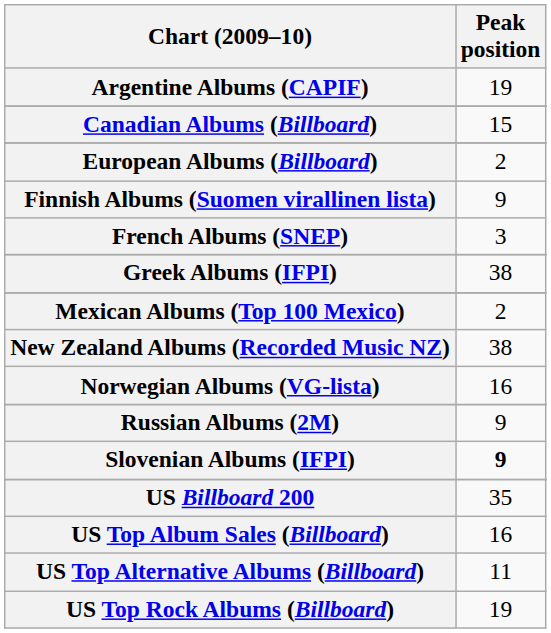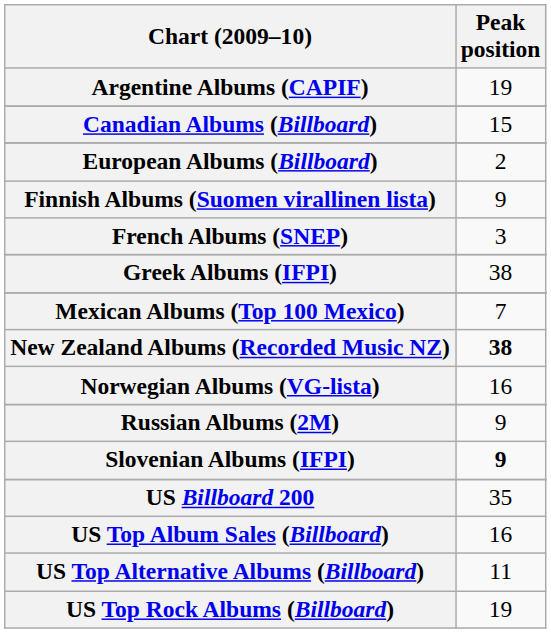(501, 310) 2 -> (501, 310) 7
(501, 348) normal -> (501, 348) bold
